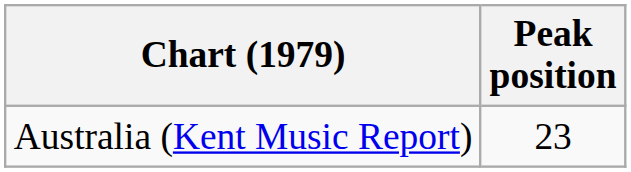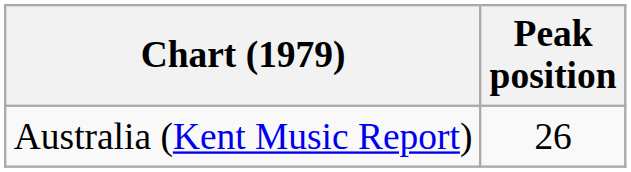(553, 135) 23 -> (553, 135) 26
